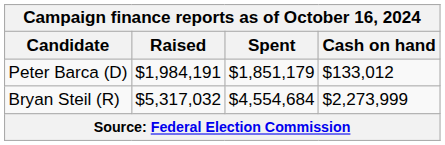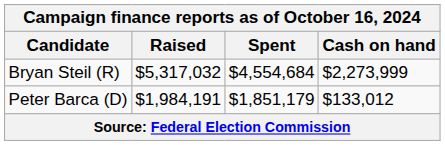rows swapped: (64, 99) <-> (68, 72)
